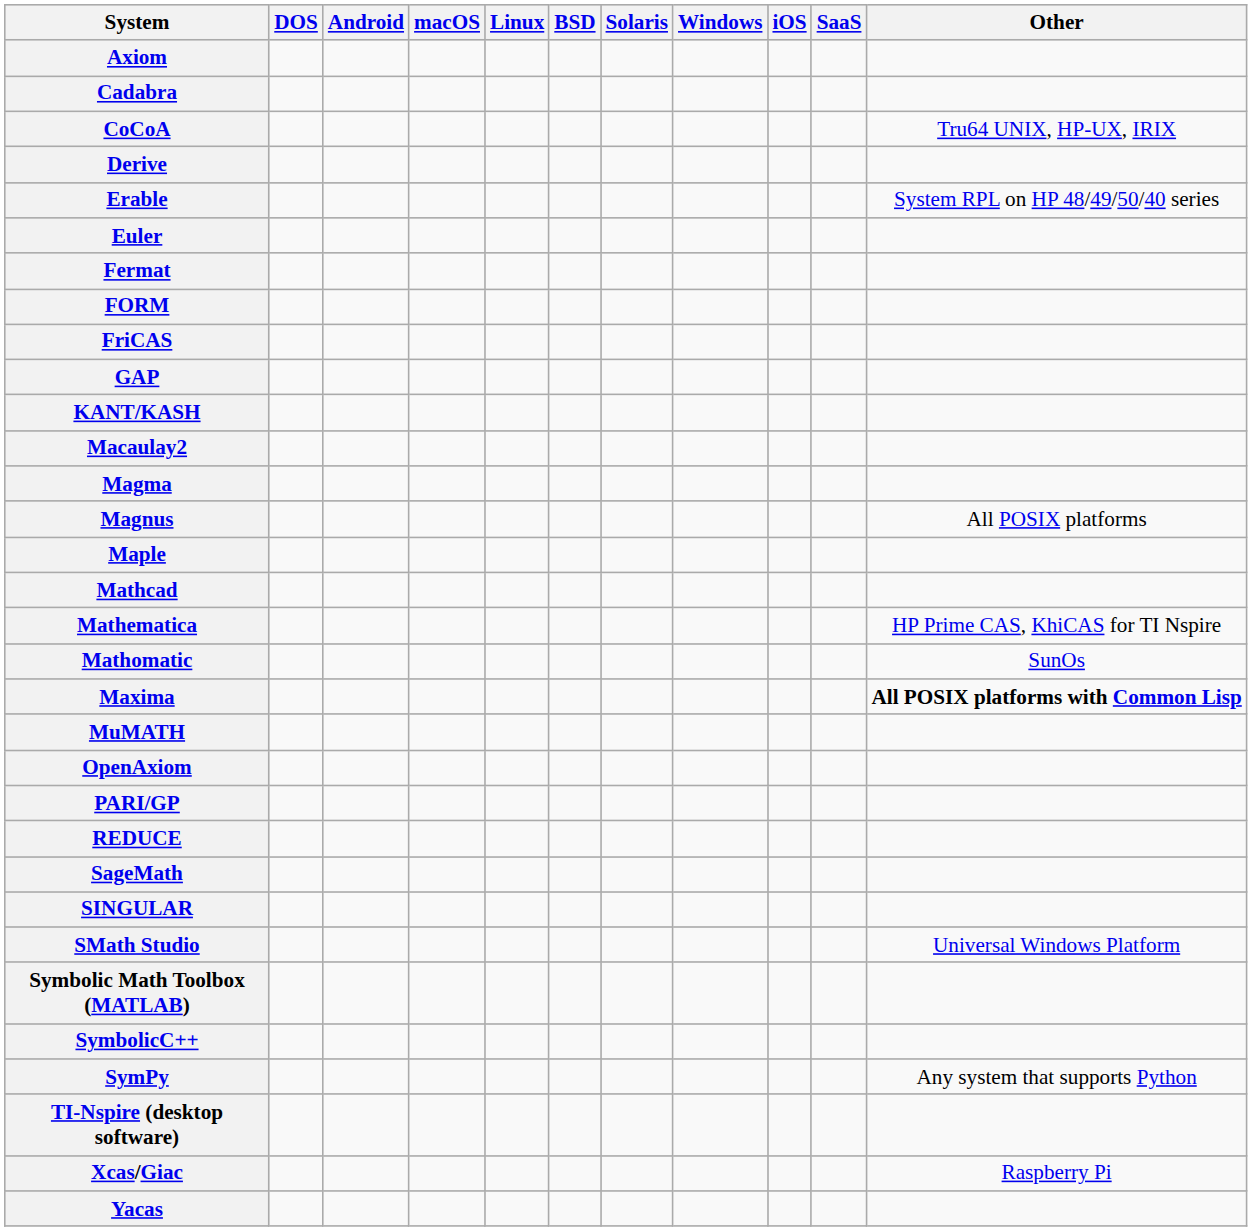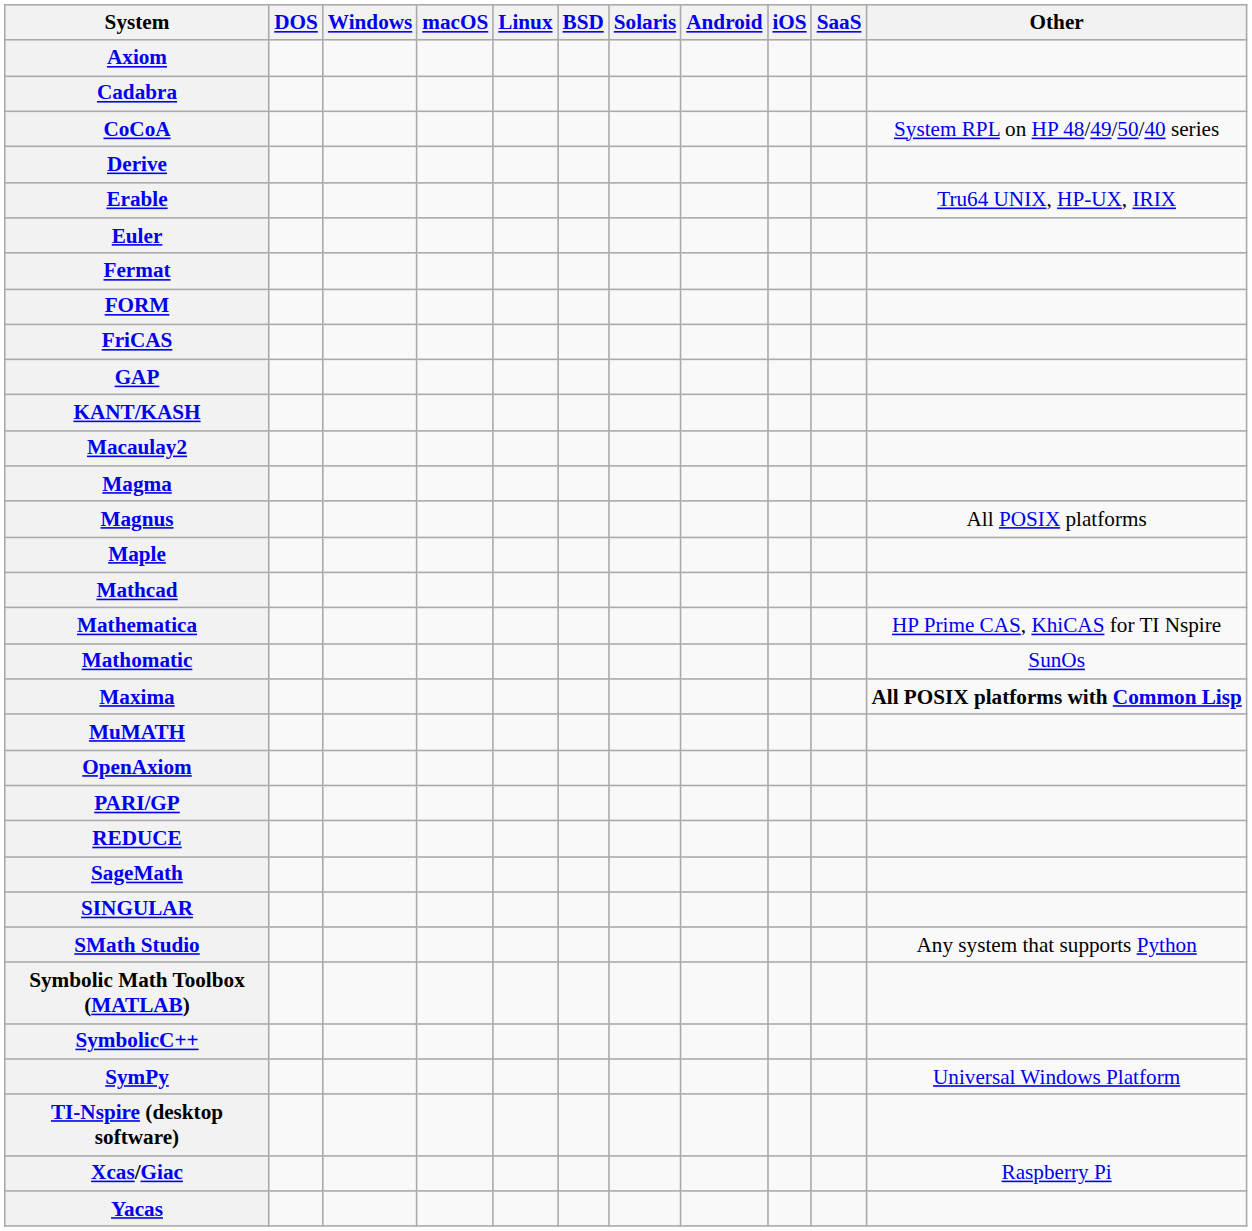columns swapped: (720, 22) <-> (366, 22)
(1057, 128) Tru64 UNIX, HP-UX, IRIX -> (1057, 128) System RPL on HP 48/49/50/40 series
(1057, 199) System RPL on HP 48/49/50/40 series -> (1057, 199) Tru64 UNIX, HP-UX, IRIX
(1057, 944) Universal Windows Platform -> (1057, 944) Any system that supports Python
(1057, 1076) Any system that supports Python -> (1057, 1076) Universal Windows Platform
